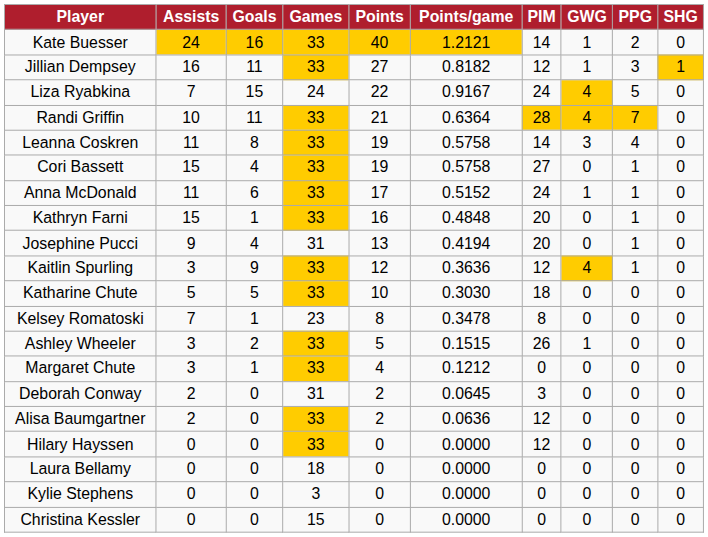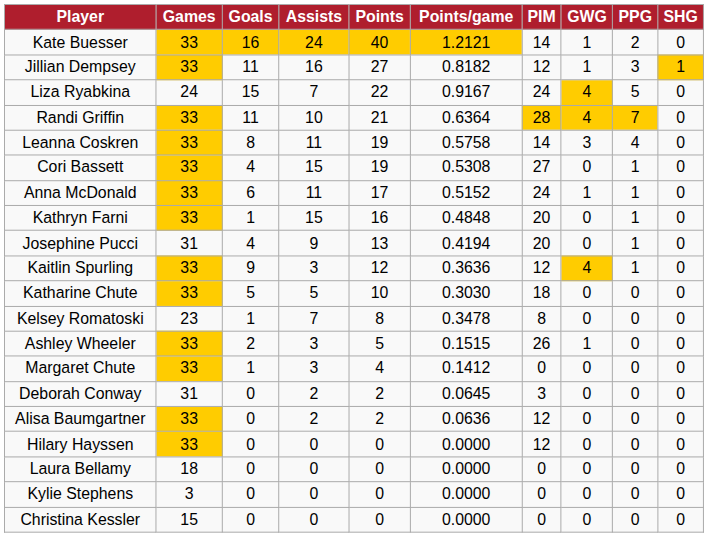columns swapped: (316, 17) <-> (191, 17)
(466, 167) 0.5758 -> (466, 167) 0.5308
(466, 368) 0.1212 -> (466, 368) 0.1412
